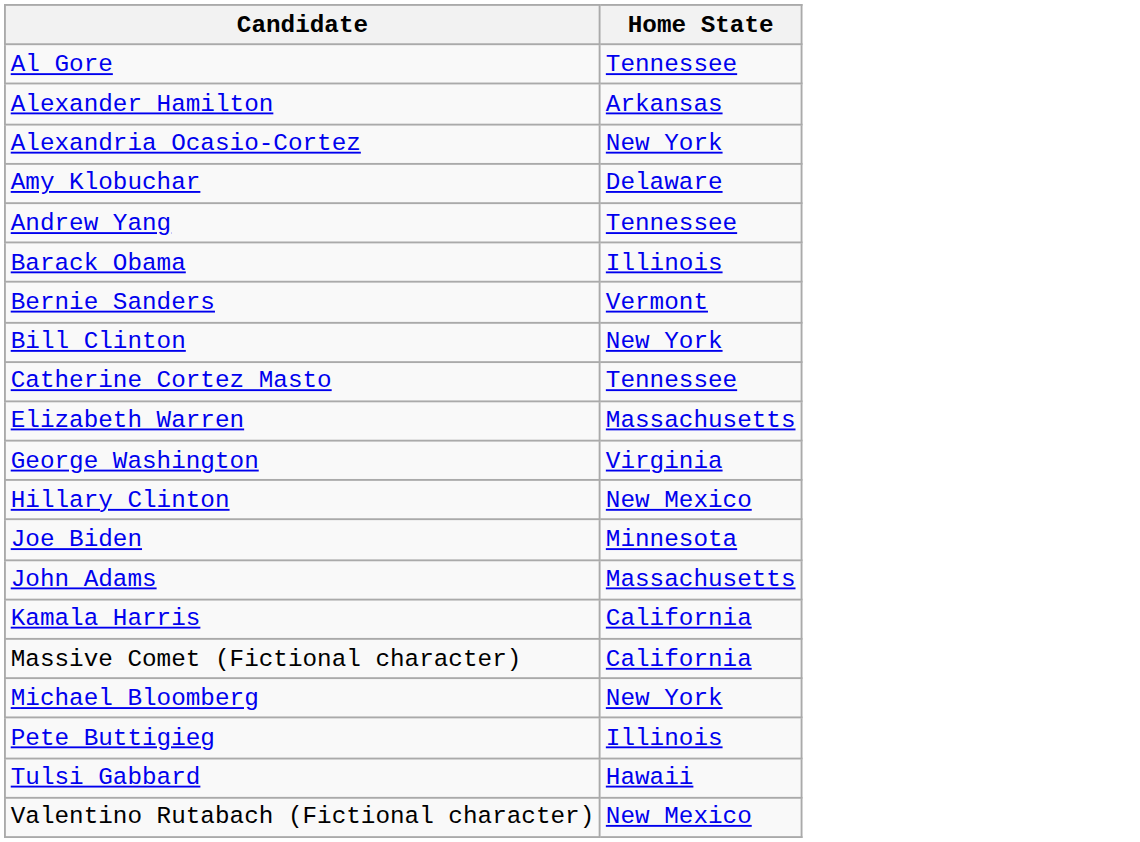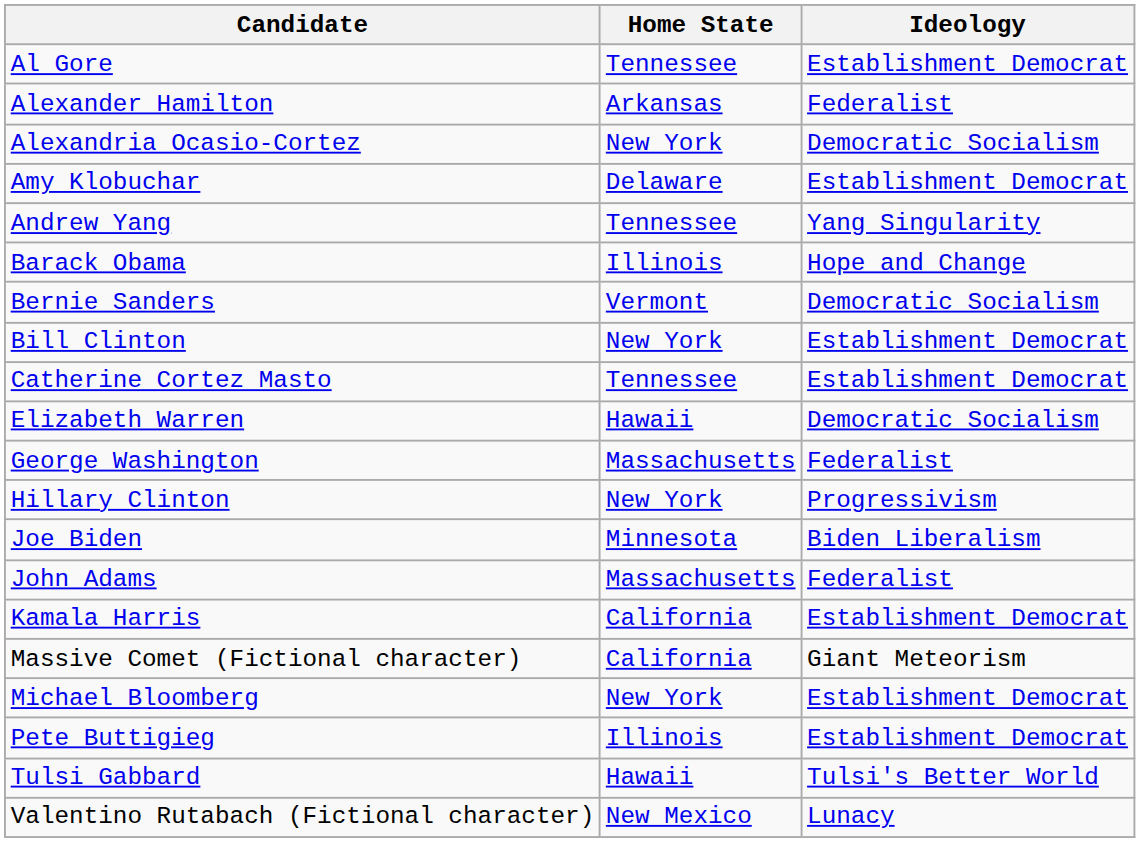+ column: (968, 25)
(701, 421) Massachusetts -> (650, 421) Hawaii
(664, 461) Virginia -> (701, 461) Massachusetts
(679, 500) New Mexico -> (664, 500) New York
